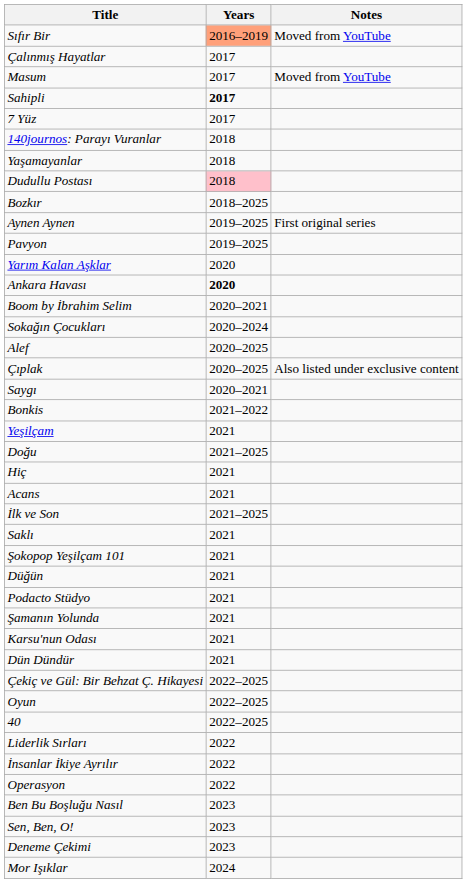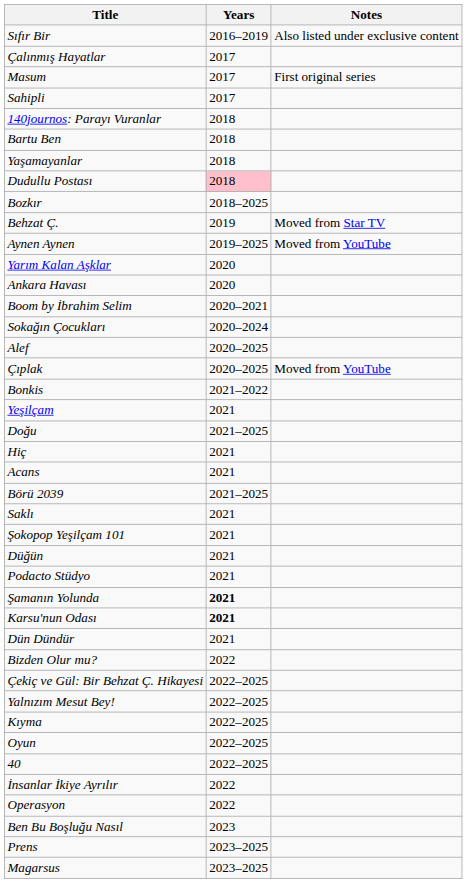(239, 35) lightsalmon background -> (239, 35) no background
(332, 35) Moved from YouTube -> (366, 35) Also listed under exclusive content
(332, 77) Moved from YouTube -> (325, 77) First original series
(222, 98) bold -> (222, 98) normal
- row: (22, 118)
+ row: (34, 139)
+ row: (33, 222)
(325, 222) First original series -> (332, 243) Moved from YouTube
- row: (27, 243)
(222, 285) bold -> (222, 285) normal
(366, 368) Also listed under exclusive content -> (332, 368) Moved from YouTube
- row: (22, 389)
+ row: (35, 493)
- row: (33, 514)
(222, 618) normal -> (222, 597) bold
(222, 639) normal -> (222, 618) bold
+ row: (52, 659)
+ row: (61, 701)
+ row: (25, 722)
- row: (47, 743)
- row: (41, 826)
- row: (49, 847)
+ row: (22, 847)
+ row: (34, 868)
- row: (37, 868)
